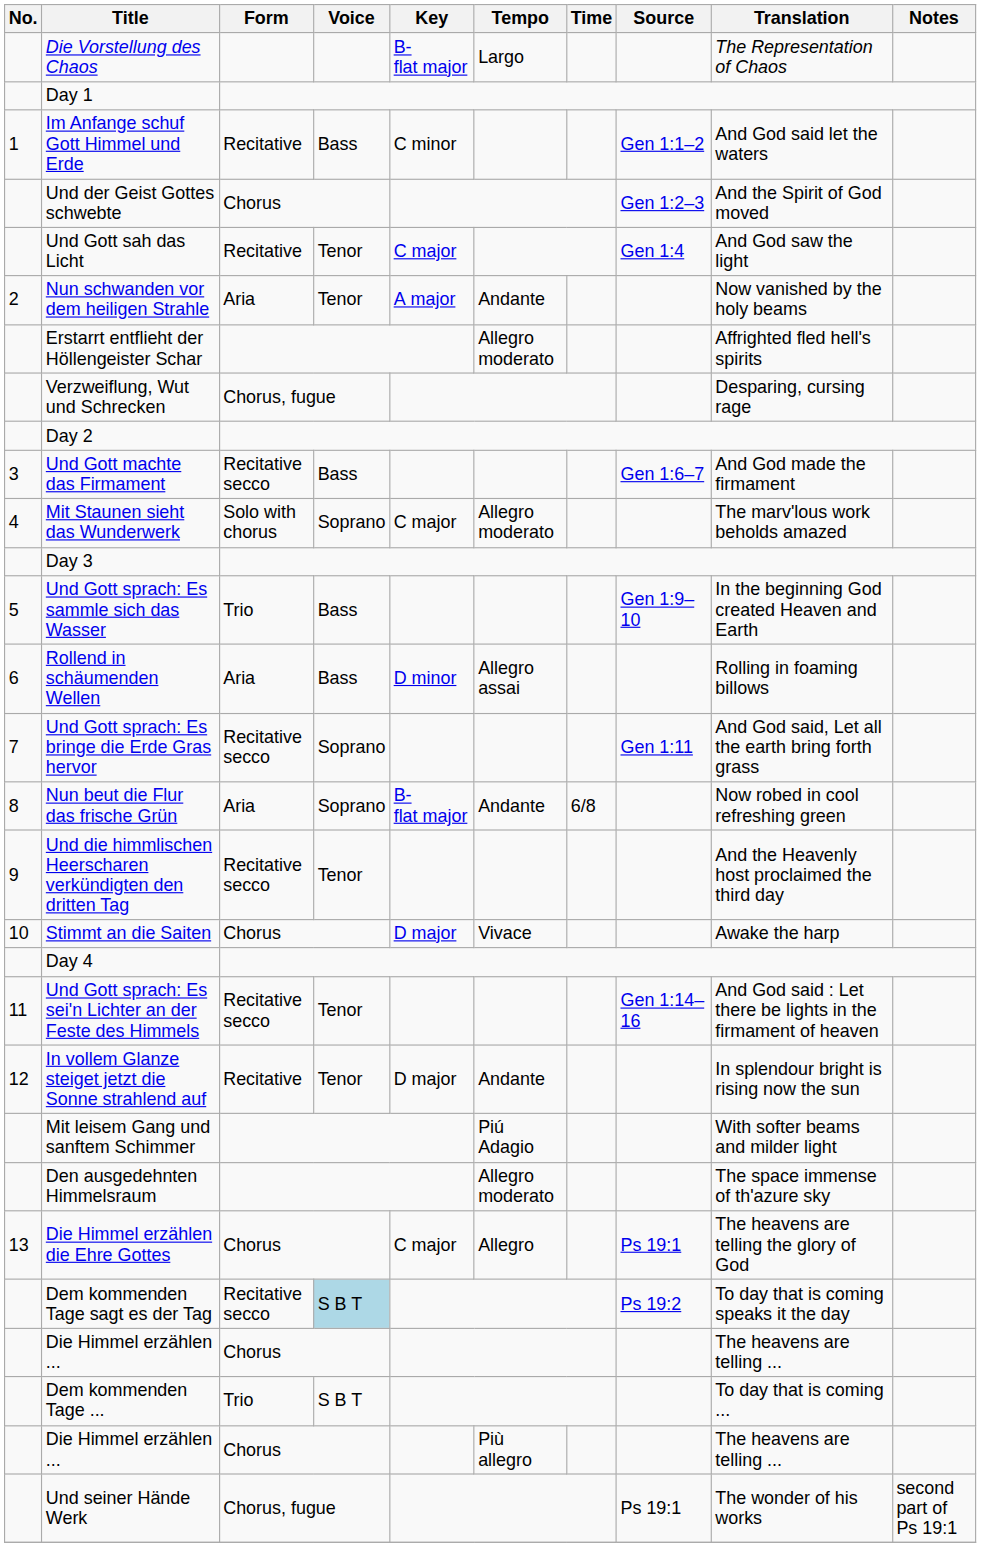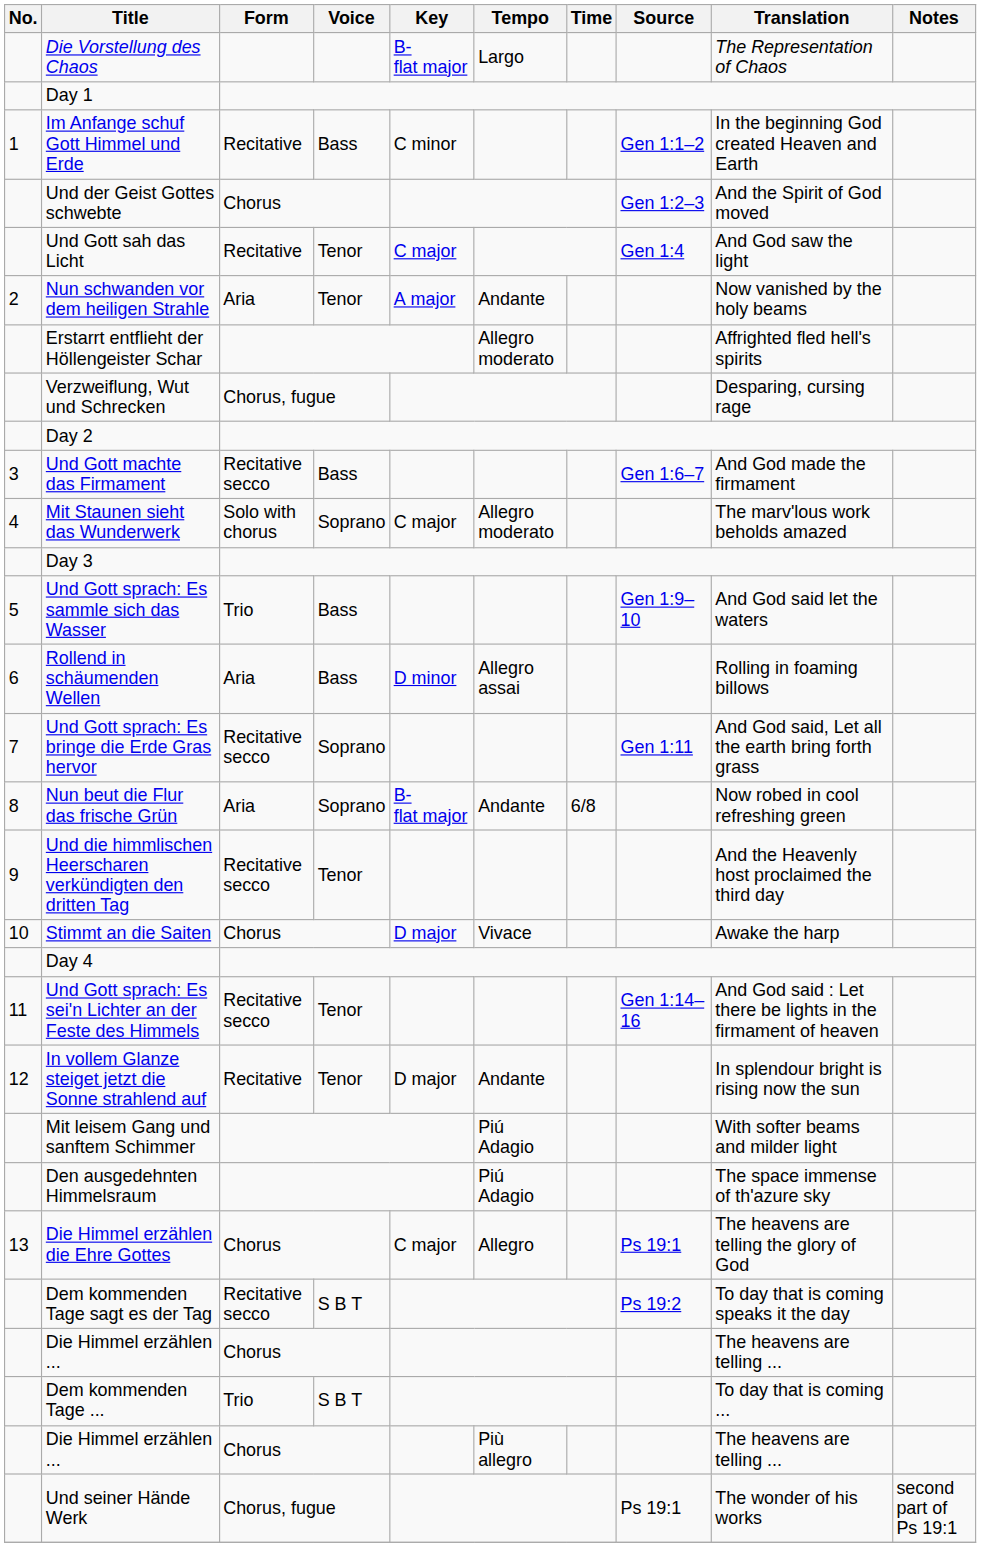(796, 144) And God said let the waters -> (798, 144) In the beginning God created Heaven and Earth
(798, 609) In the beginning God created Heaven and Earth -> (796, 609) And God said let the waters
(516, 1186) Allegro moderato -> (506, 1186) Piú Adagio
(340, 1303) lightblue background -> (340, 1303) no background
